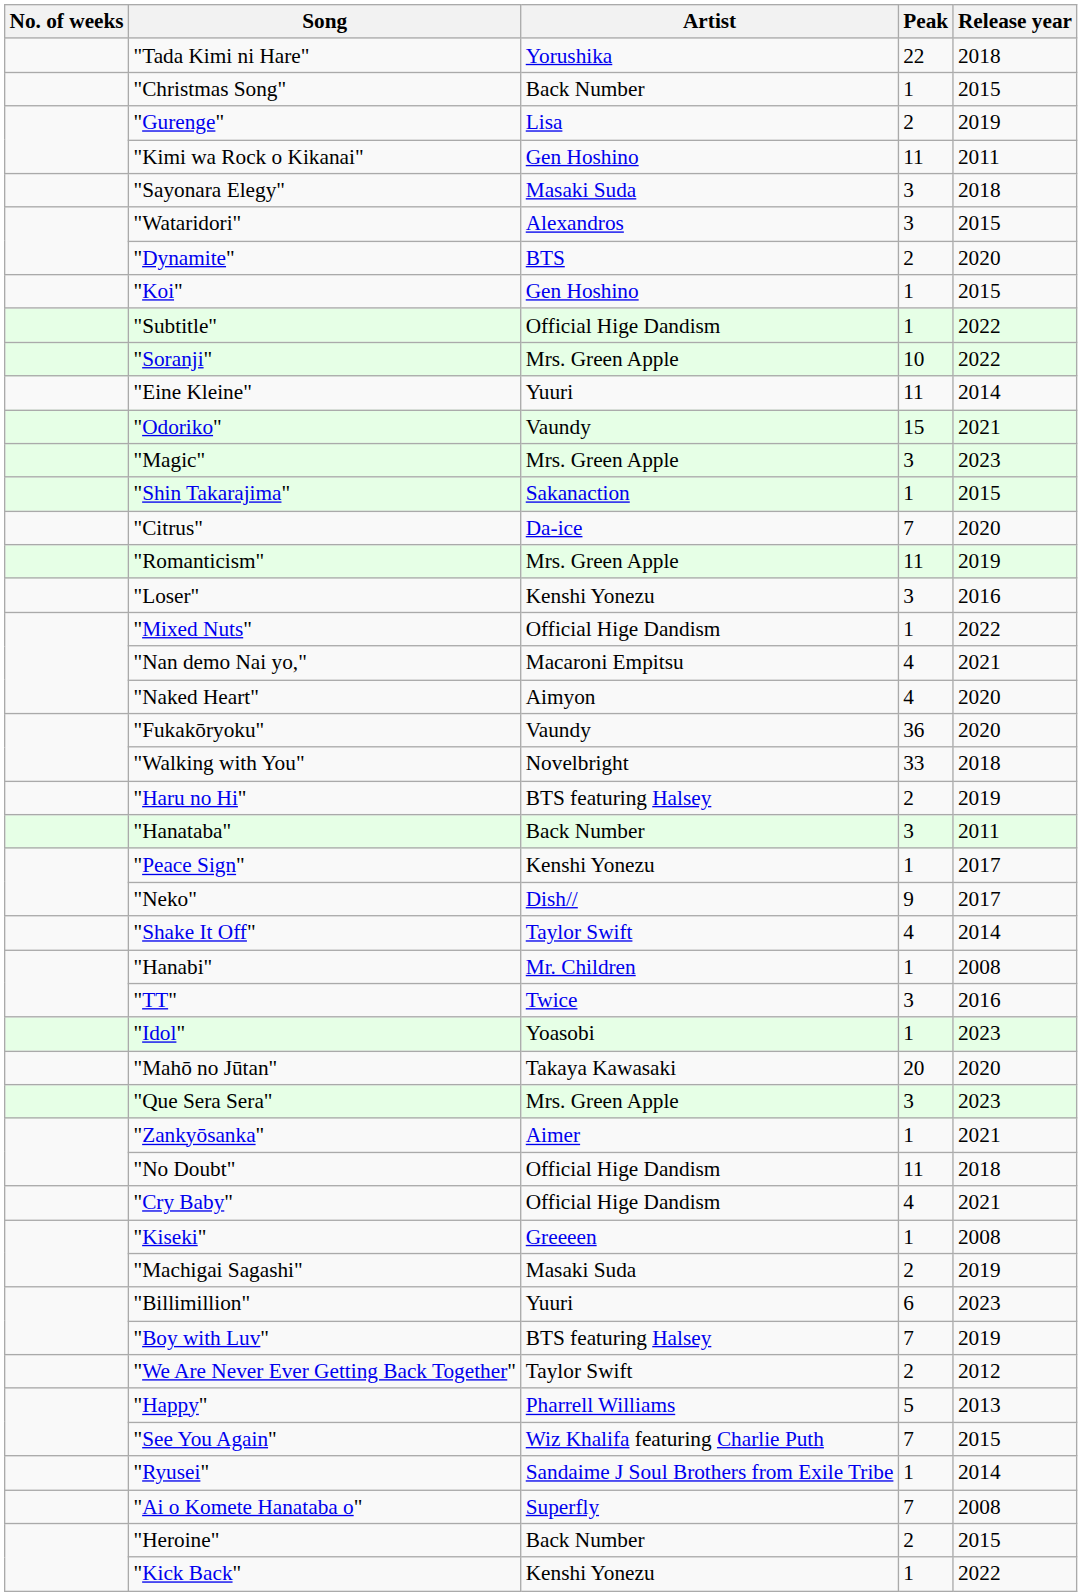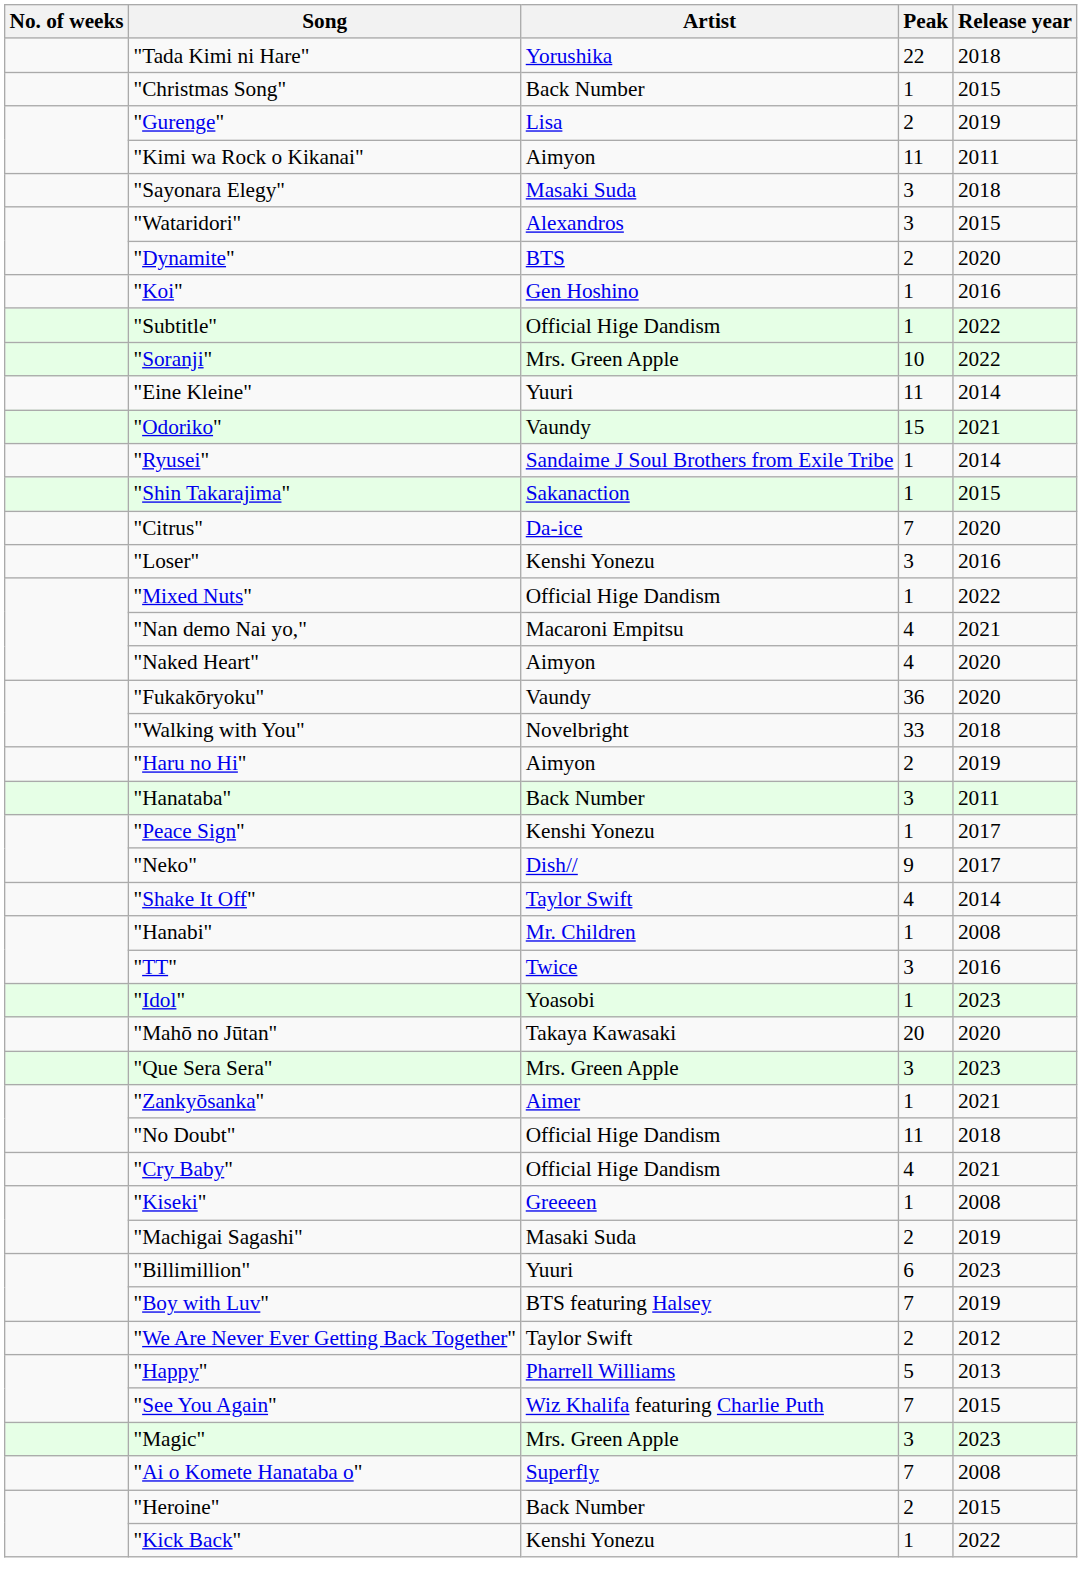(582, 156) Gen Hoshino -> (561, 156) Aimyon
(979, 291) 2015 -> (979, 291) 2016
rows swapped: (171, 1472) <-> (169, 460)
- row: (199, 561)
(619, 797) BTS featuring Halsey -> (561, 763) Aimyon
